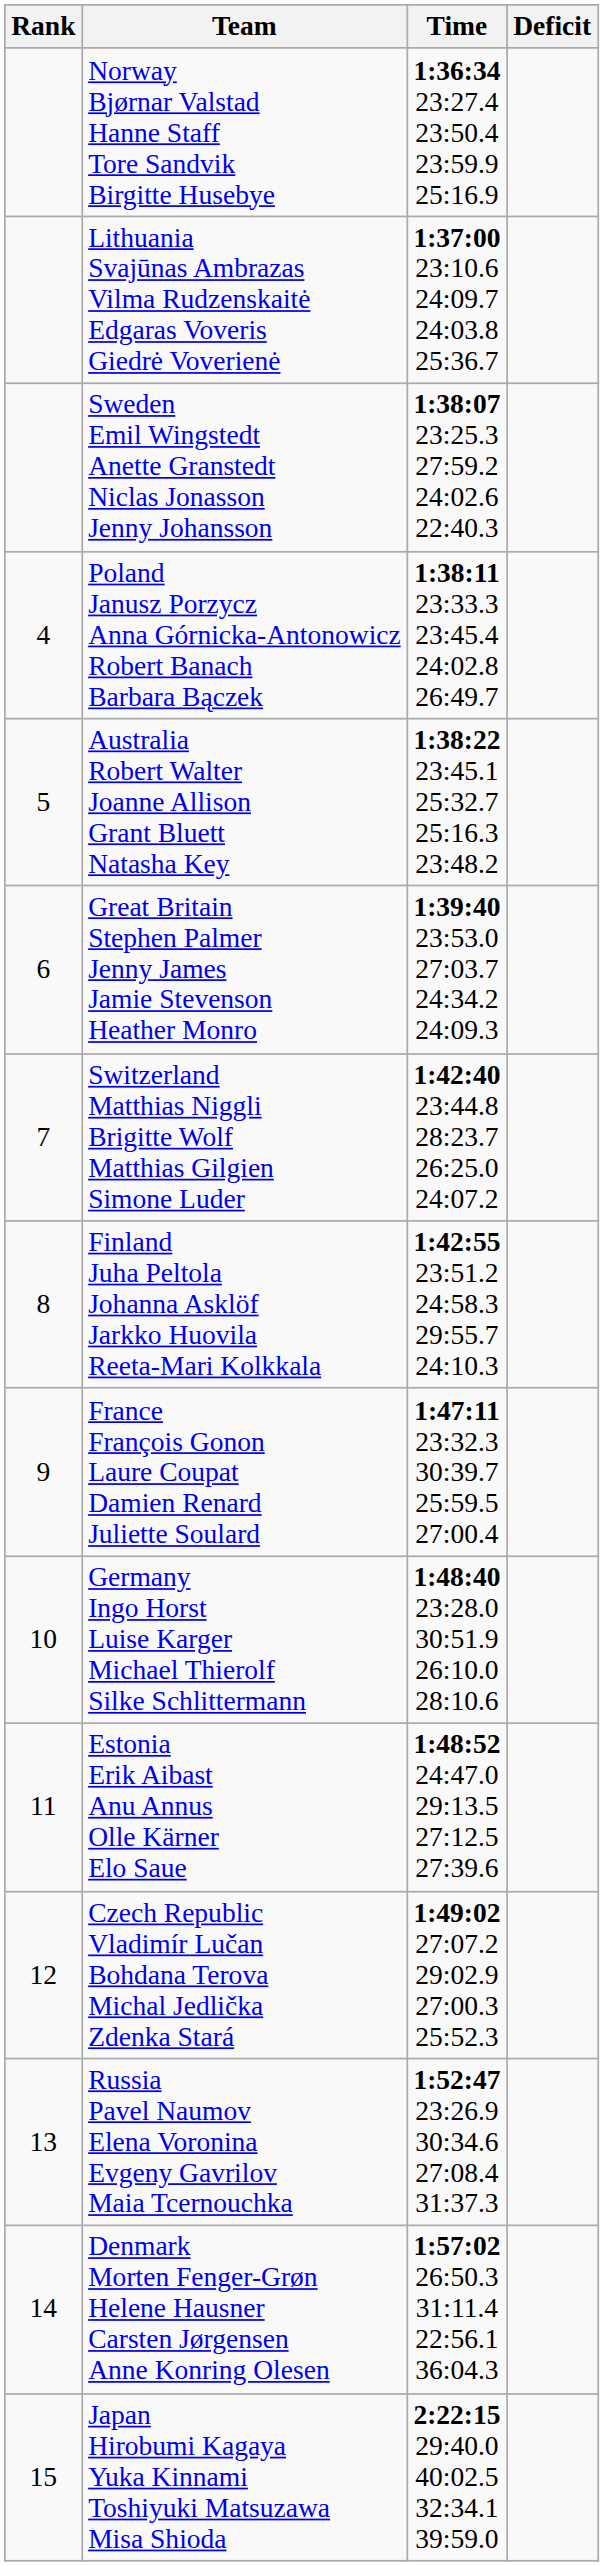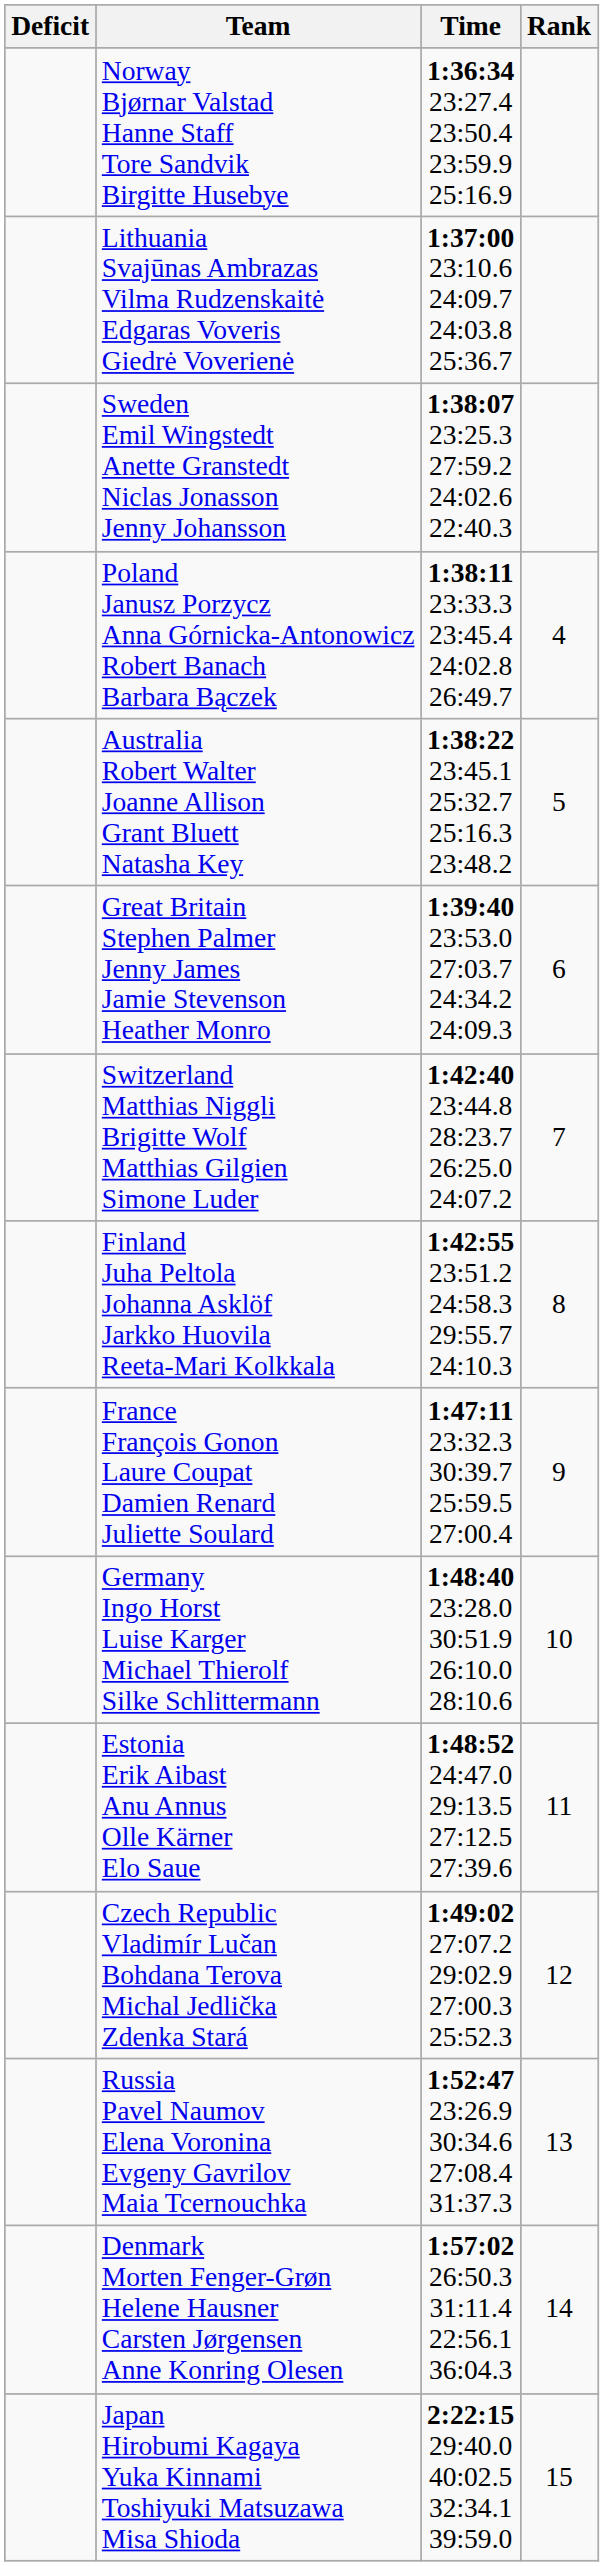columns swapped: (43, 26) <-> (552, 26)
